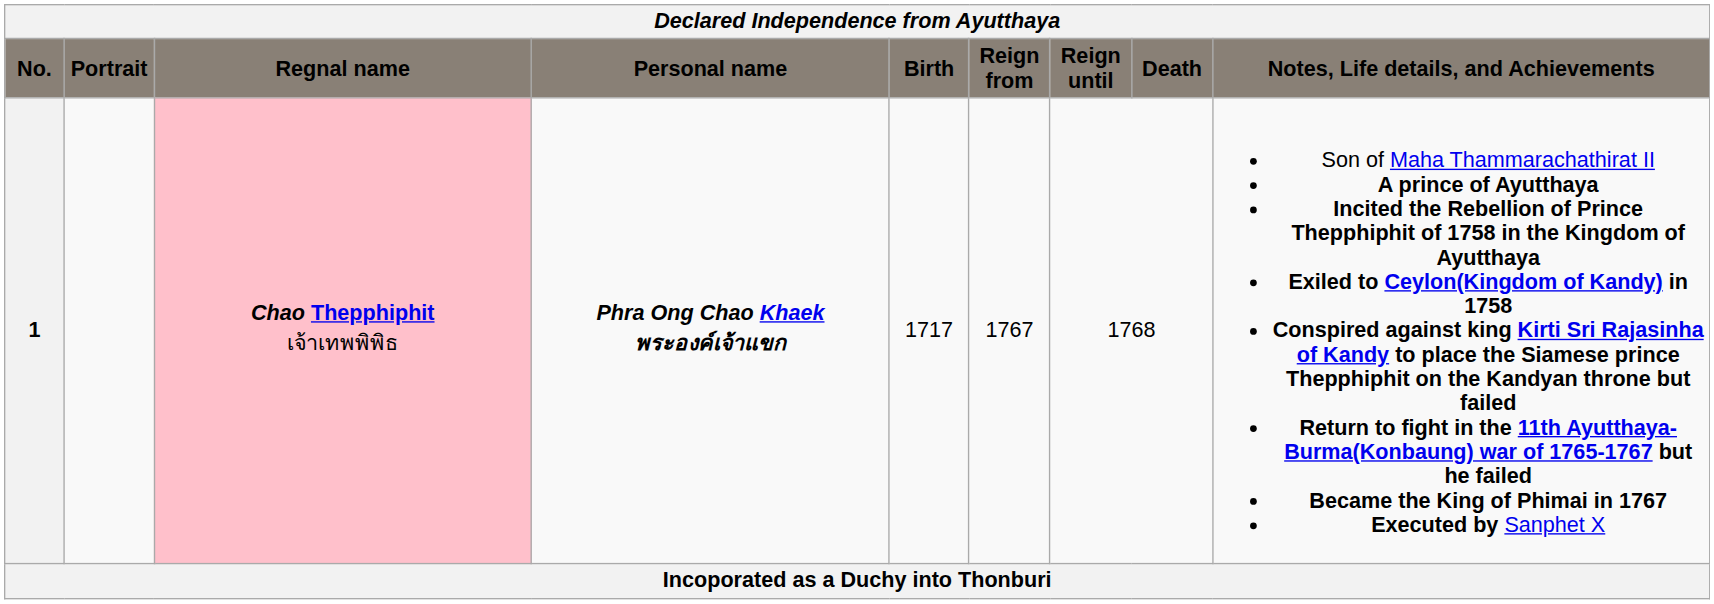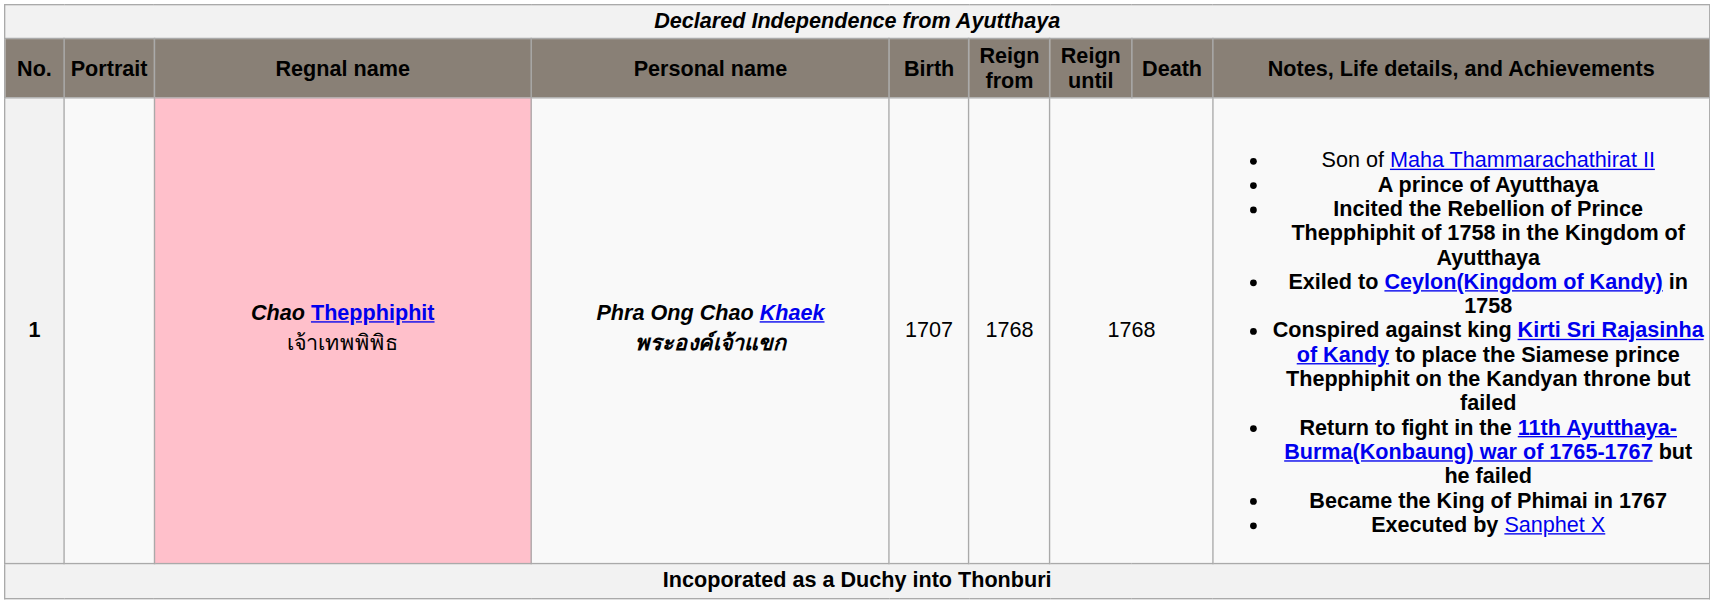(929, 330) 1717 -> (929, 330) 1707
(1009, 330) 1767 -> (1009, 330) 1768
